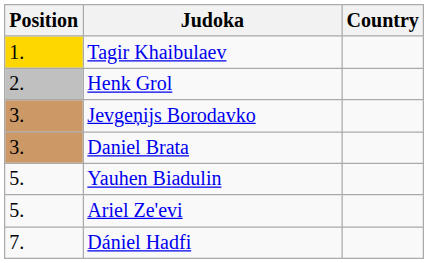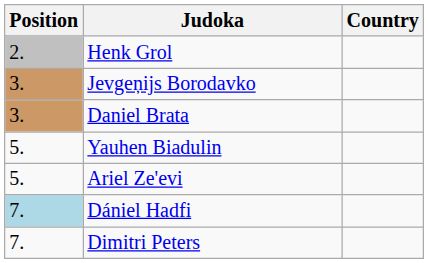- row: (157, 52)
(17, 242) no background -> (17, 210) lightblue background
+ row: (144, 242)
